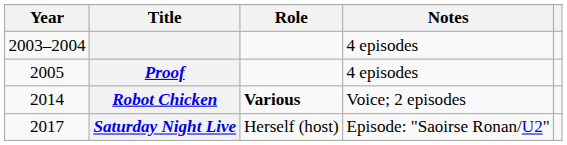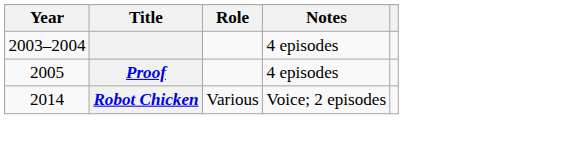(272, 99) bold -> (233, 99) normal
- row: (165, 126)
